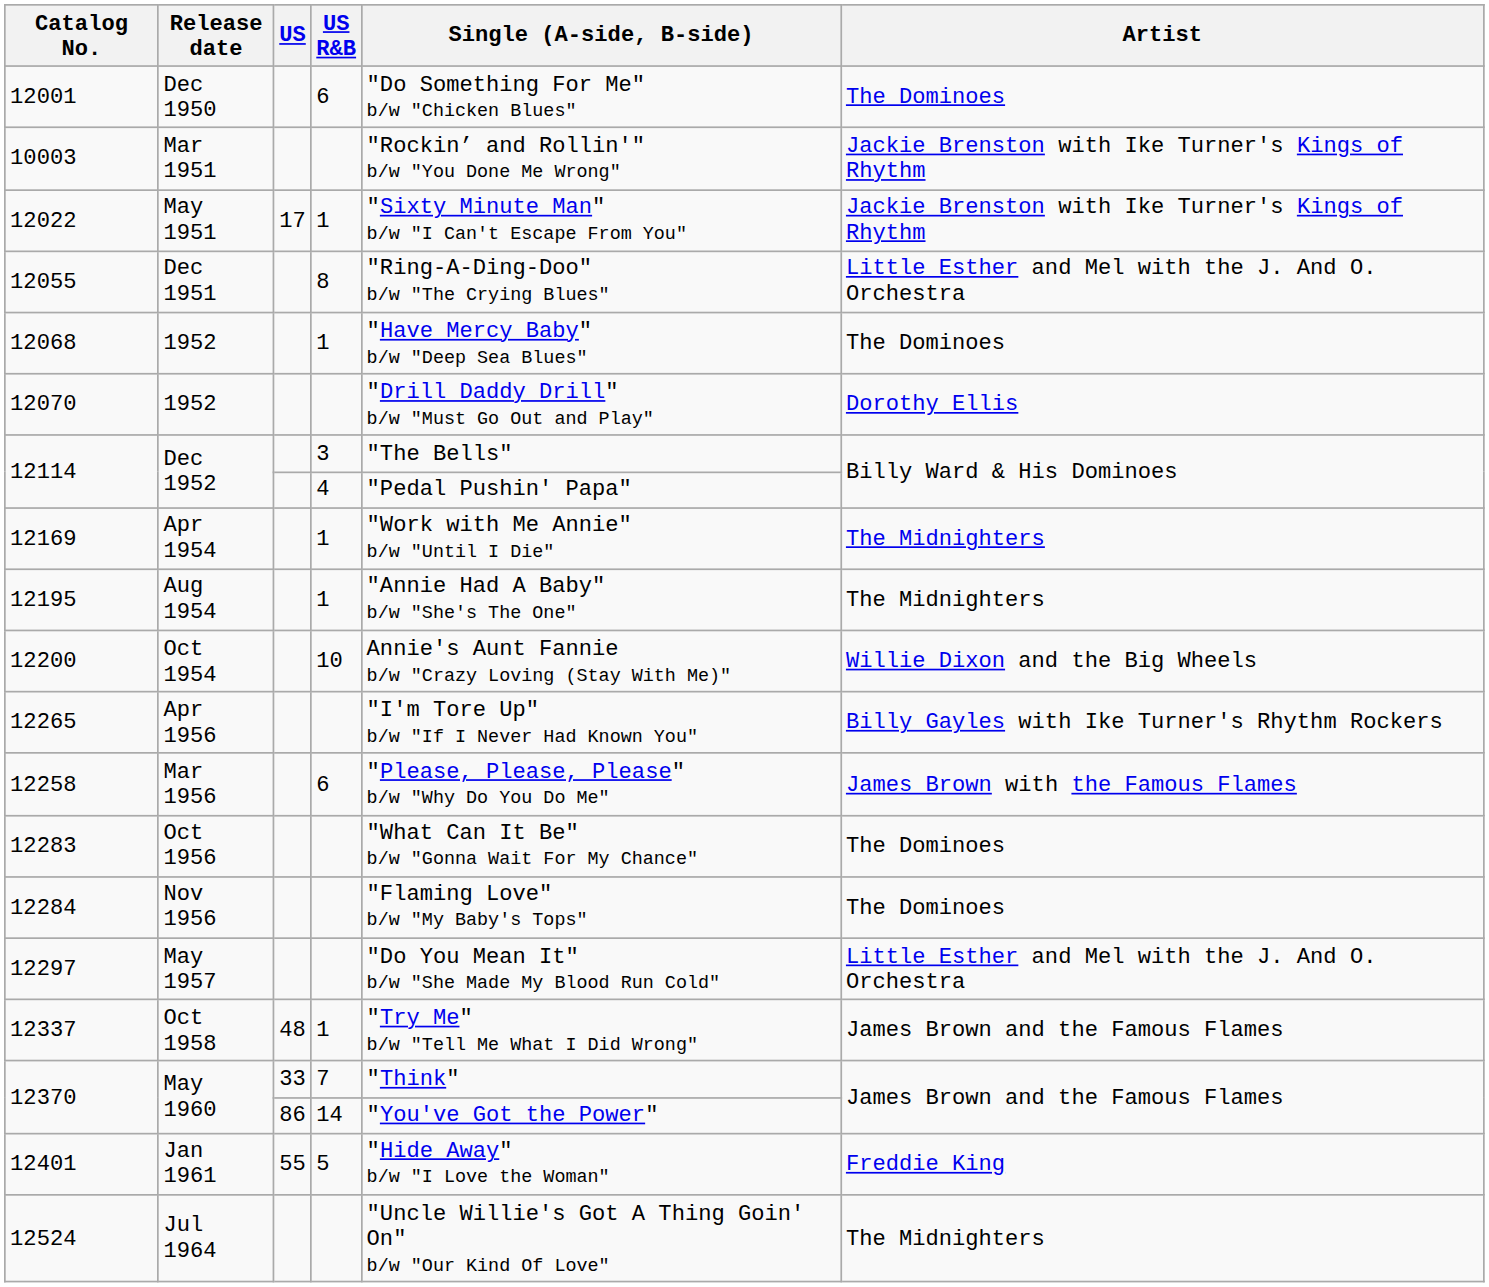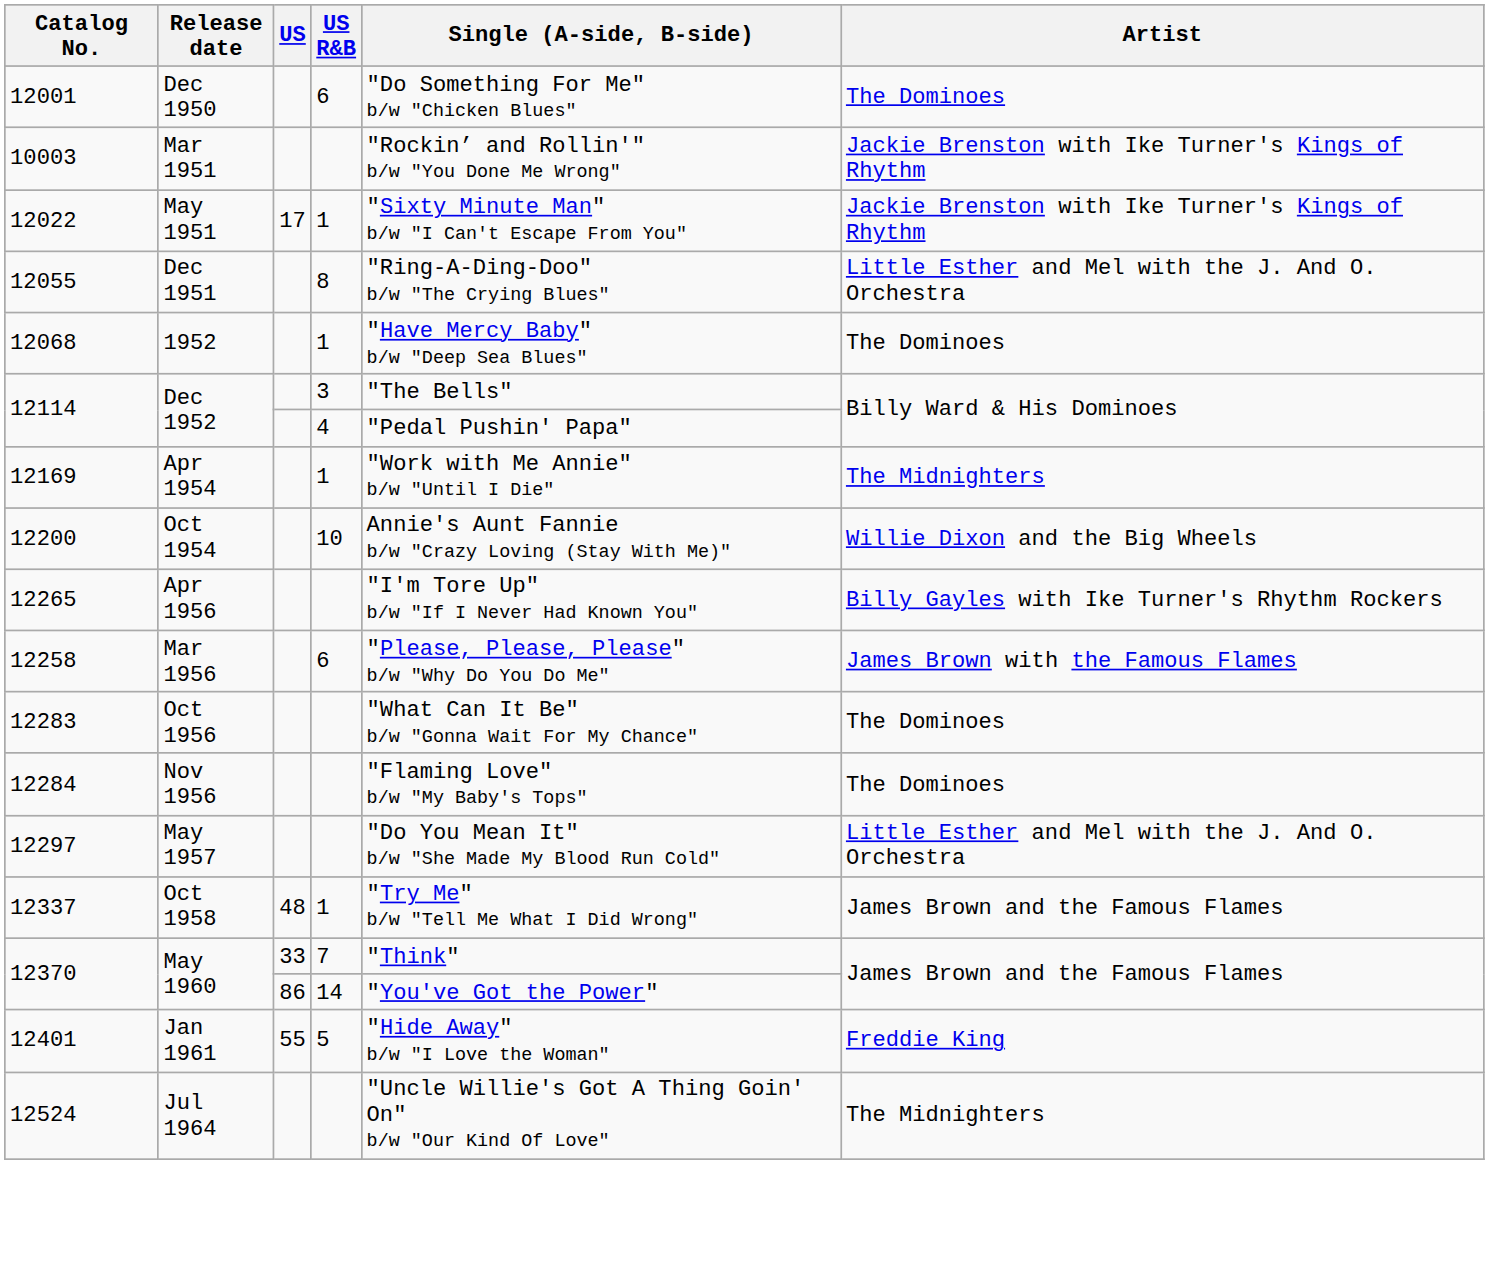- row: (43, 405)
- row: (43, 600)
